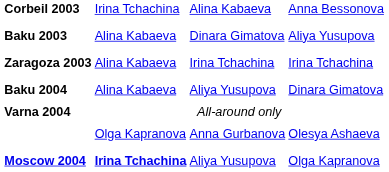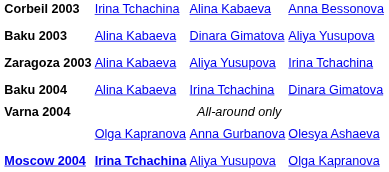(232, 63) Irina Tchachina -> (233, 63) Aliya Yusupova
(233, 89) Aliya Yusupova -> (232, 89) Irina Tchachina
